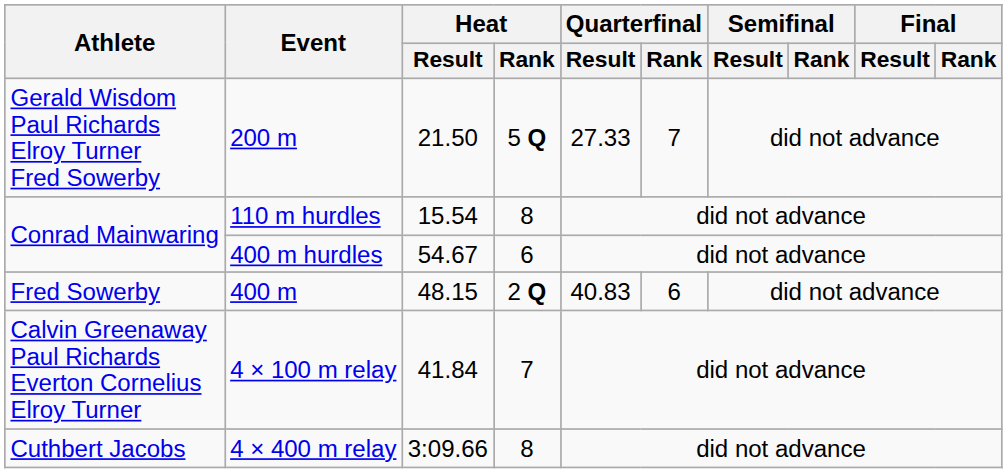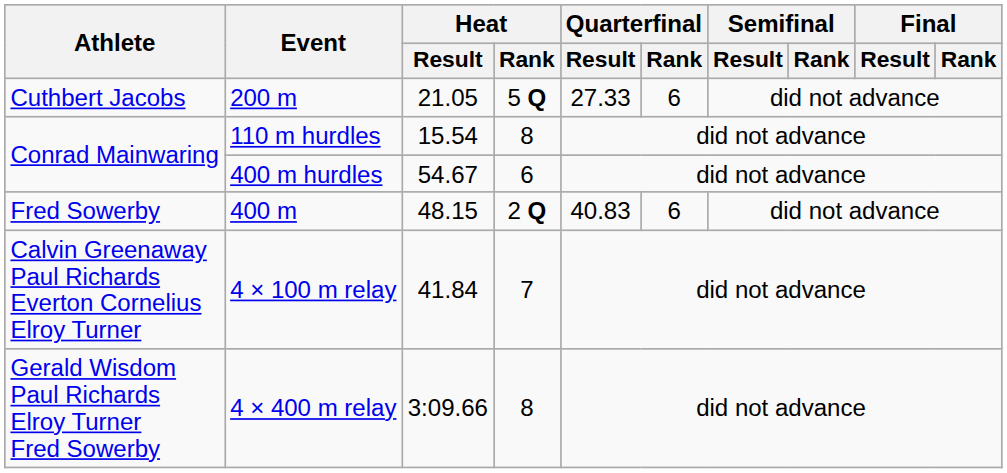(93, 138) Gerald Wisdom Paul Richards Elroy Turner Fred Sowerby -> (98, 98) Cuthbert Jacobs
(448, 138) 21.50 -> (448, 98) 21.05
(674, 138) 7 -> (674, 98) 6
(98, 448) Cuthbert Jacobs -> (93, 408) Gerald Wisdom Paul Richards Elroy Turner Fred Sowerby
